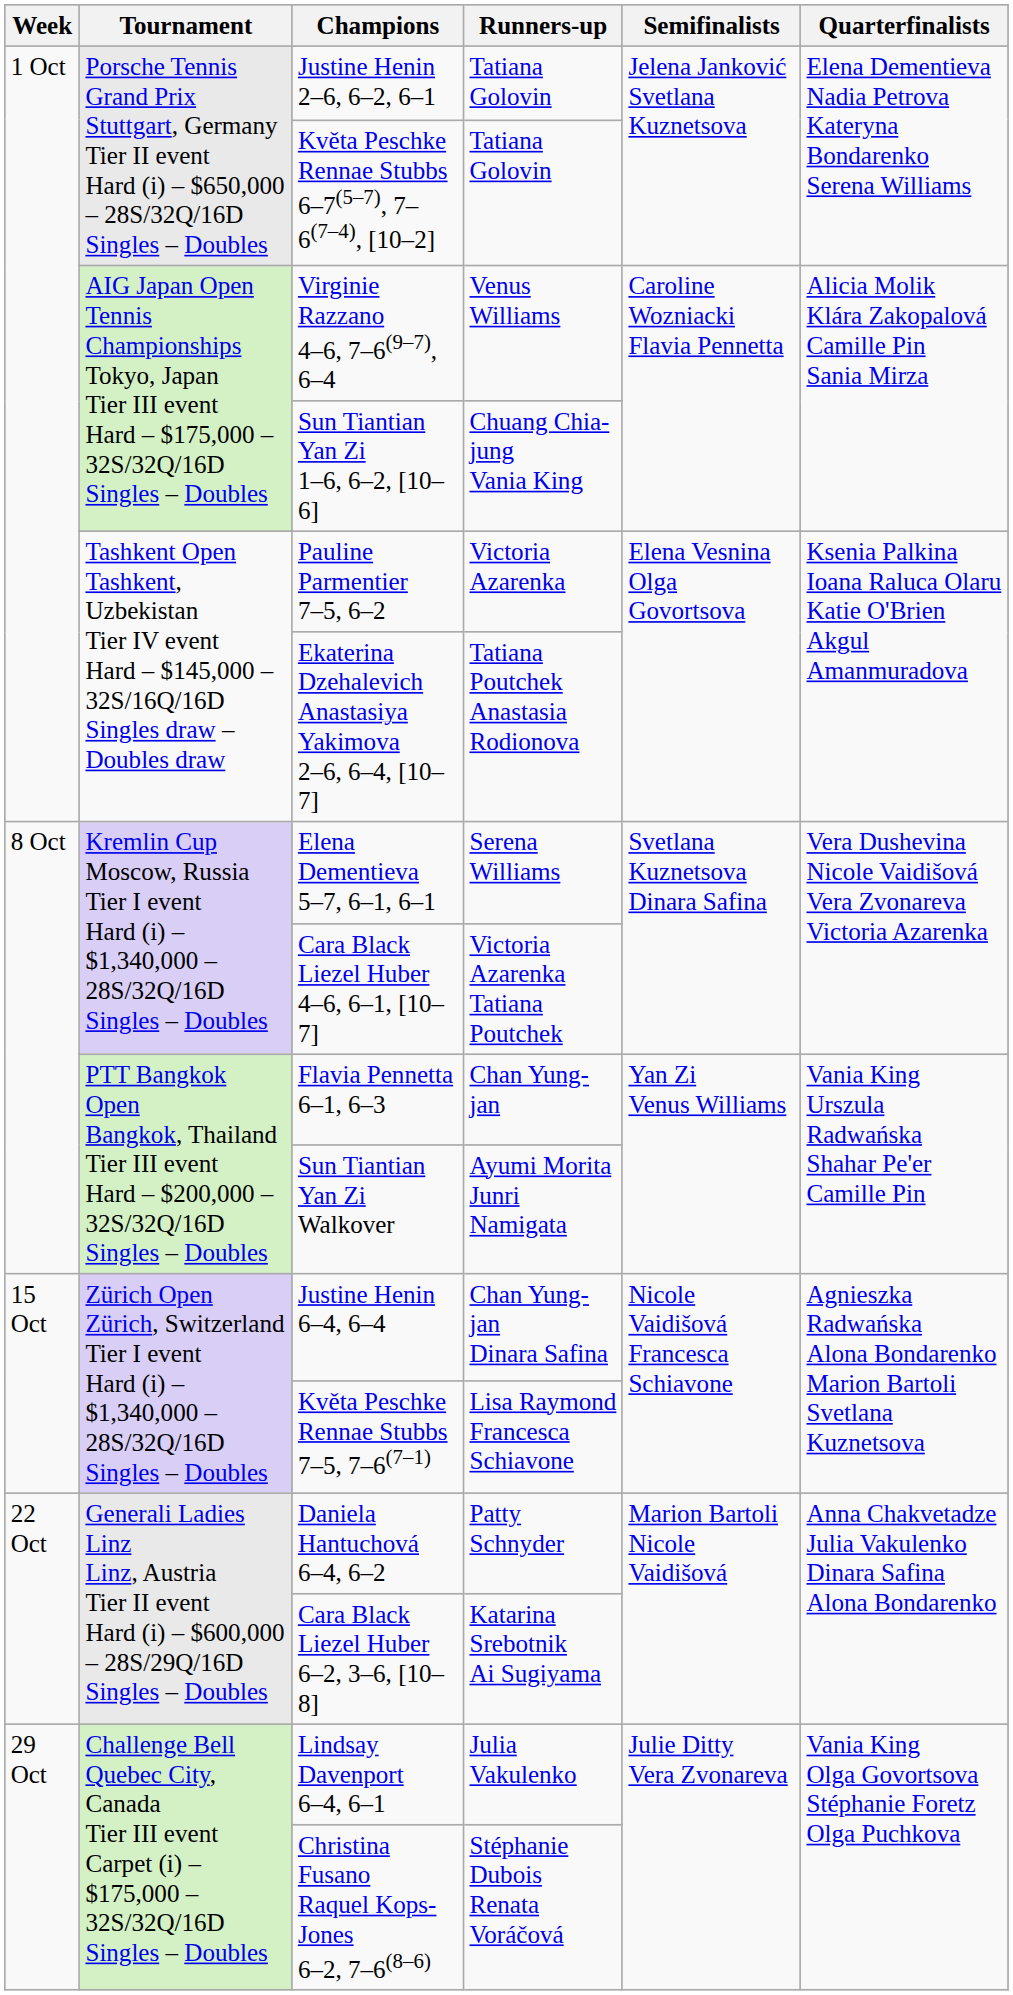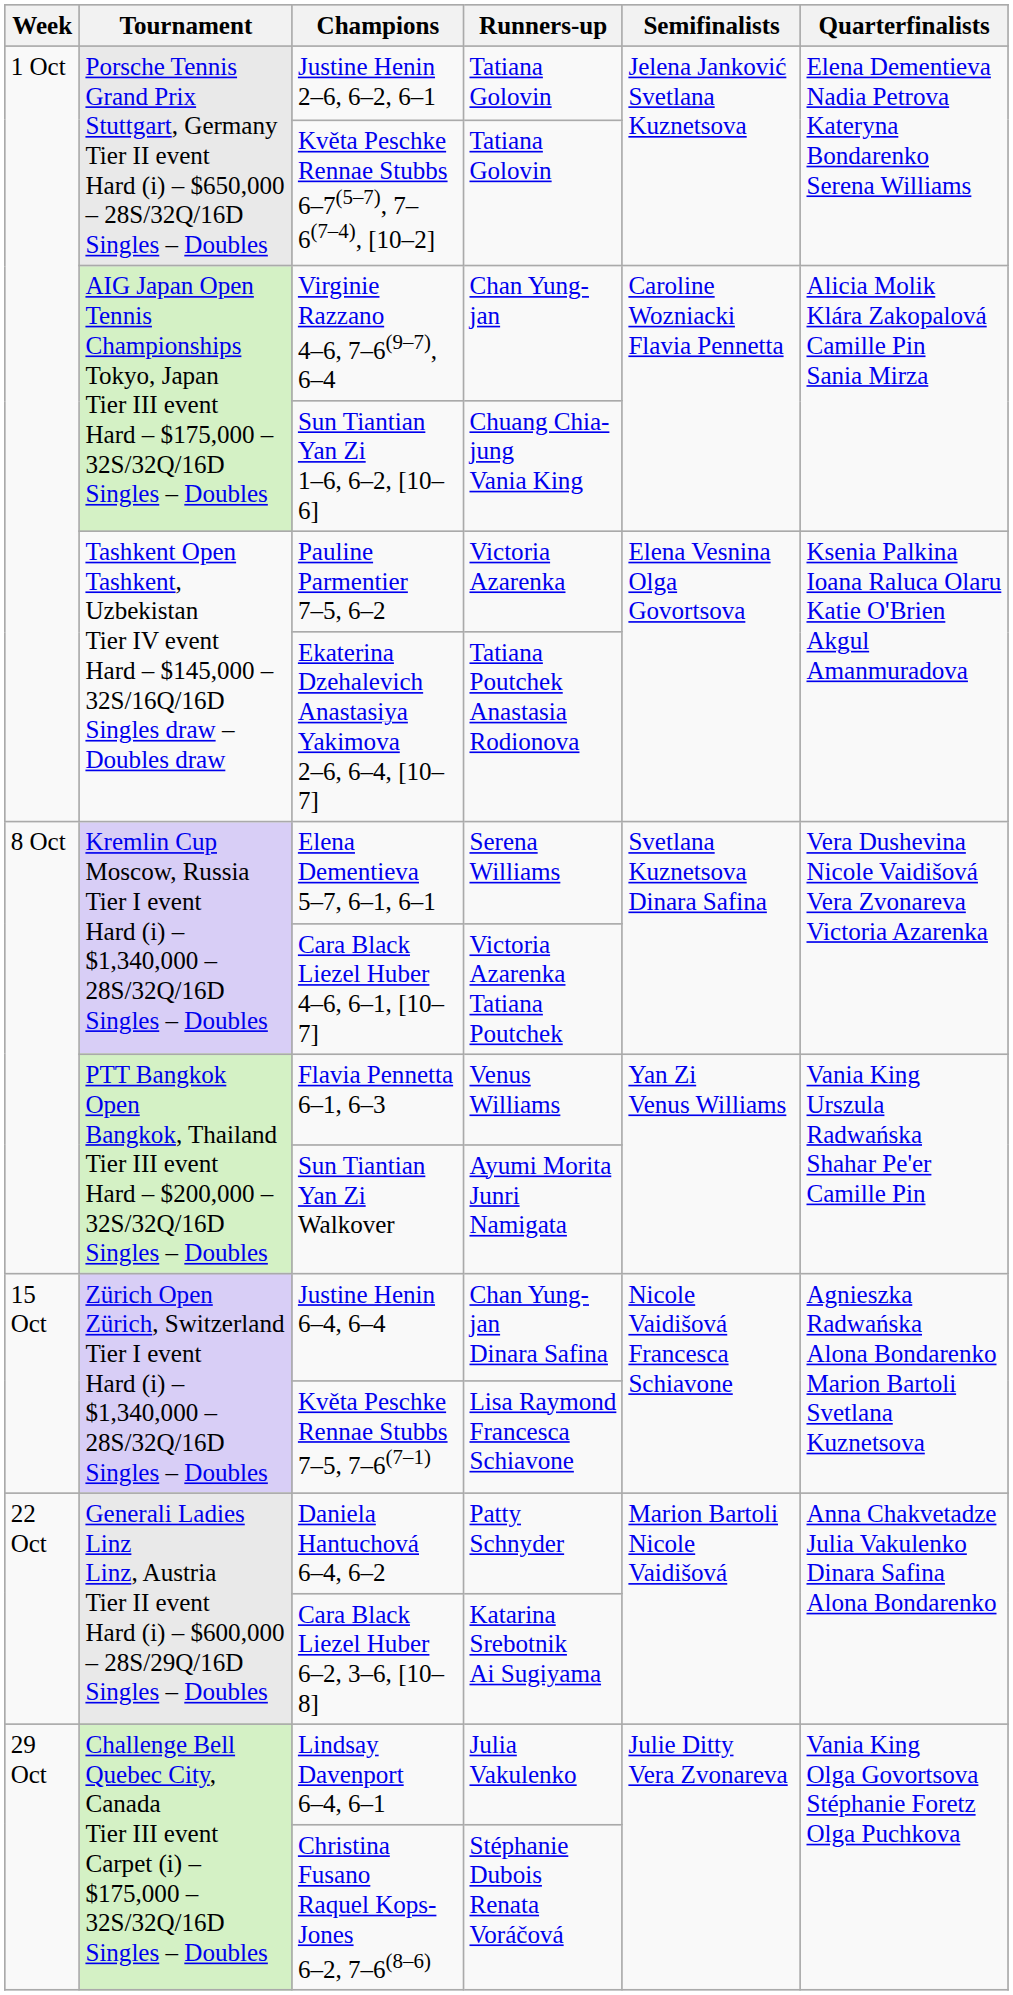(515, 301) Venus Williams -> (529, 301) Chan Yung-jan
(529, 1088) Chan Yung-jan -> (515, 1088) Venus Williams
